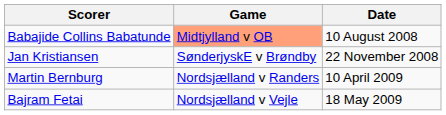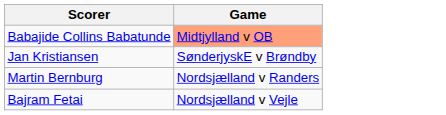- column: (382, 15)
